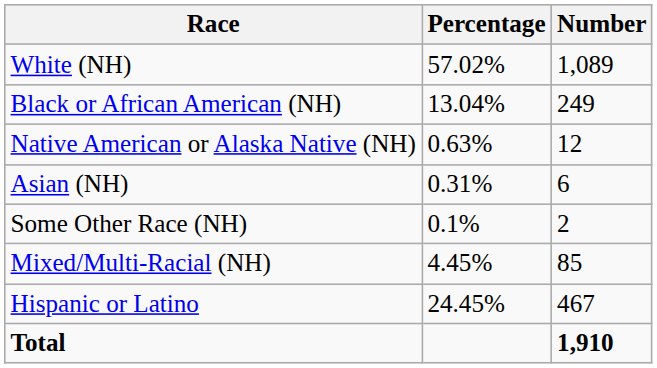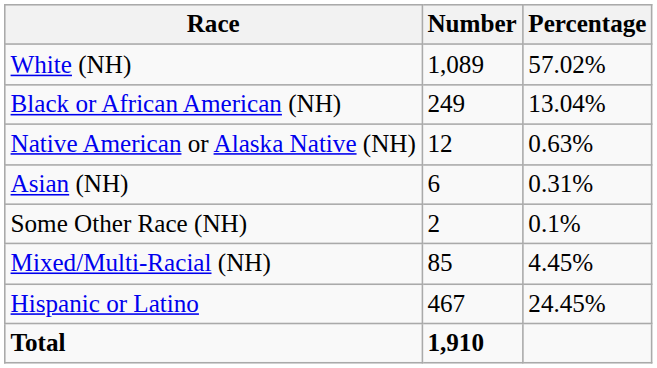columns swapped: (602, 24) <-> (486, 24)
